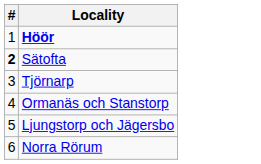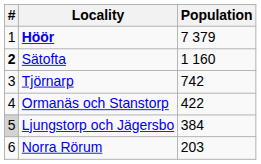+ column: (217, 15)
(12, 125) no background -> (12, 125) lightgrey background
